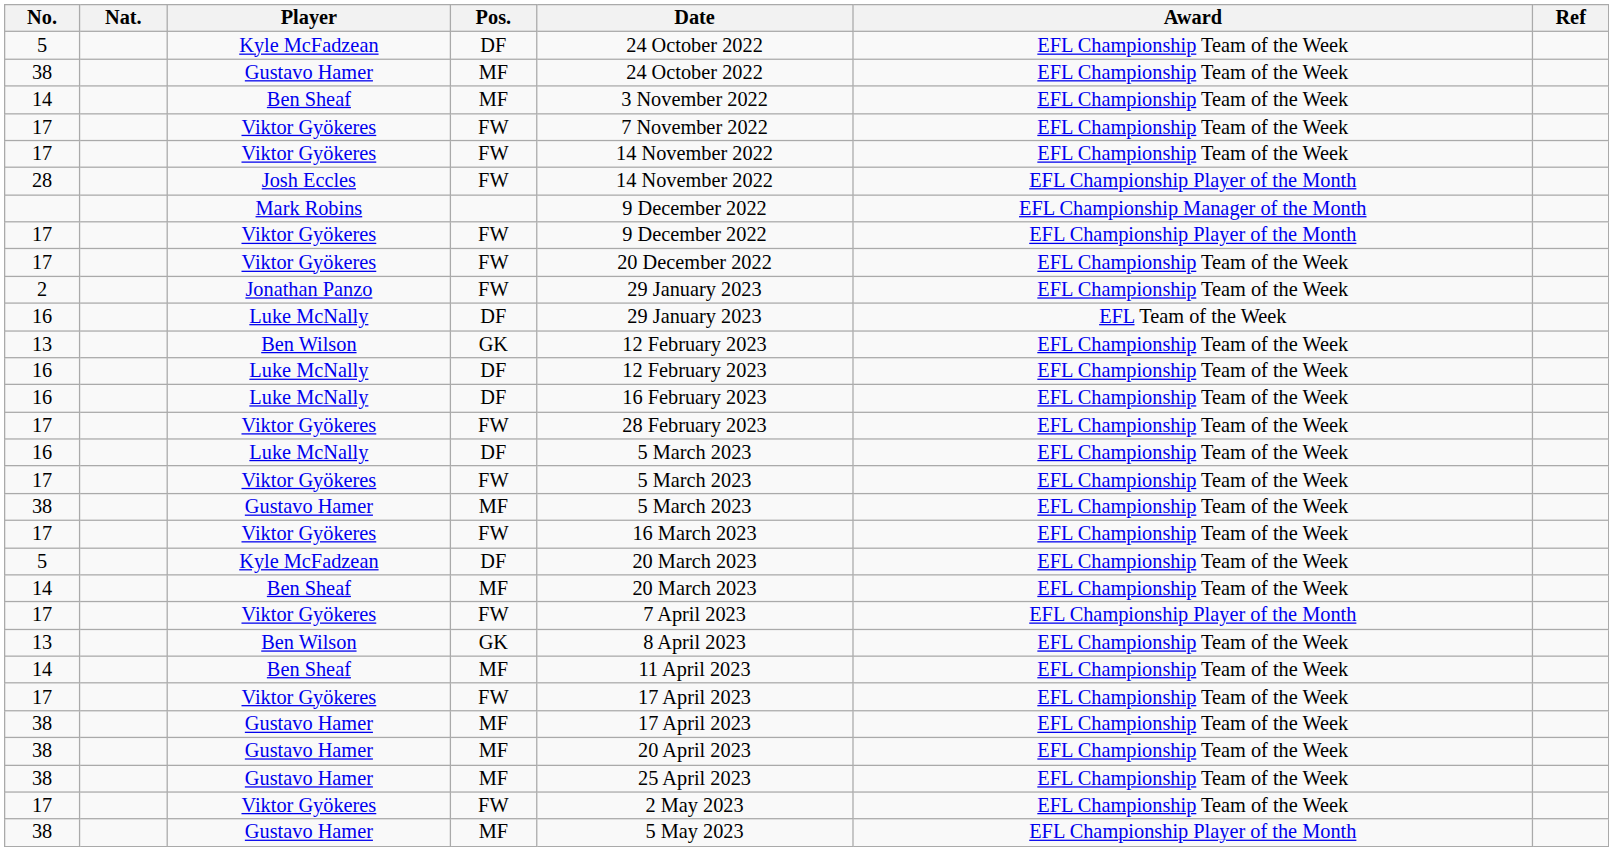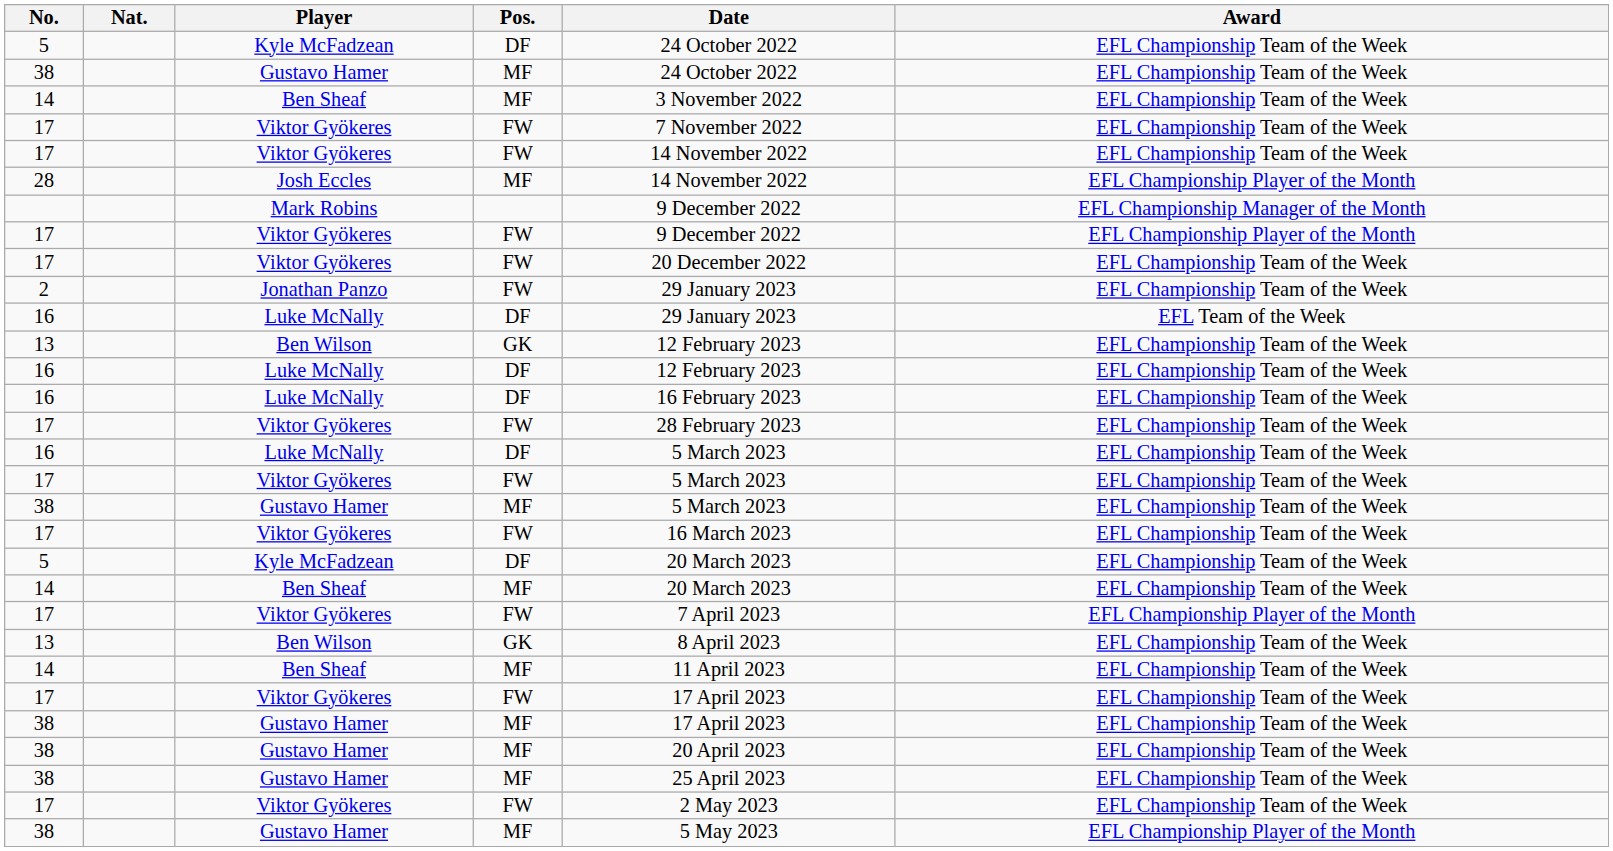- column: (1571, 18)
(493, 180) FW -> (518, 180) MF
